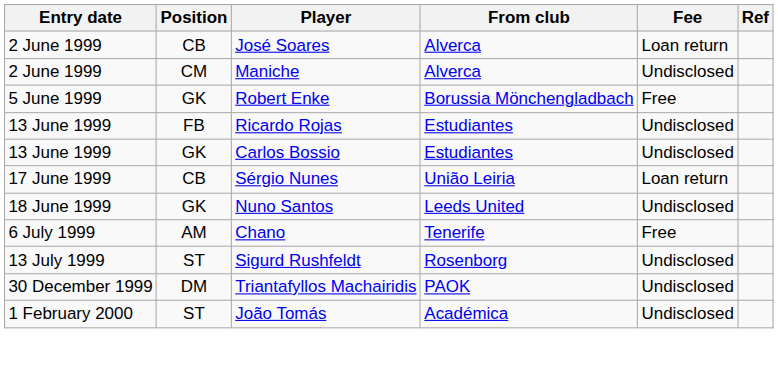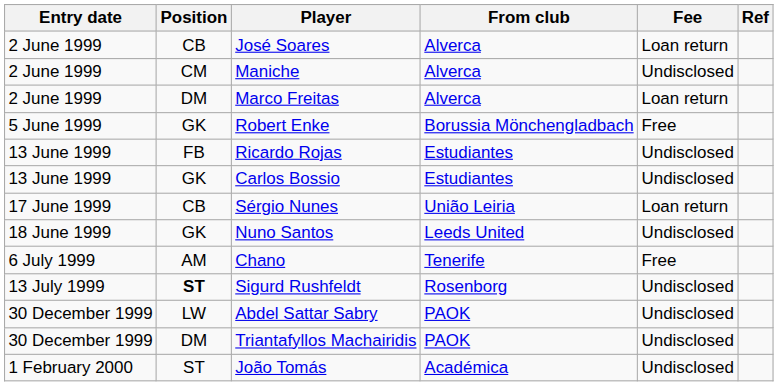+ row: (287, 98)
(194, 260) normal -> (194, 286) bold
+ row: (306, 313)
